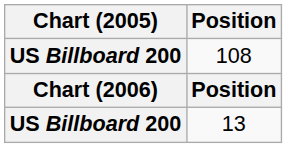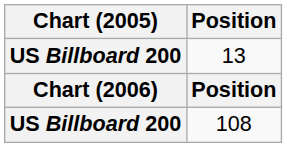rows swapped: (234, 55) <-> (234, 124)
